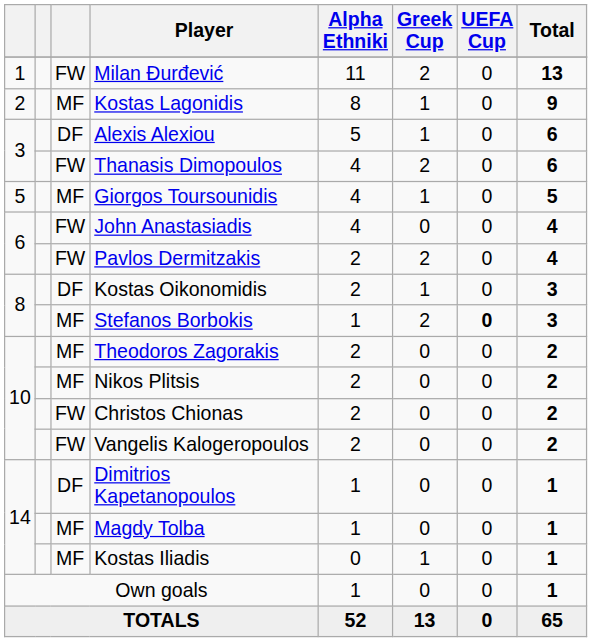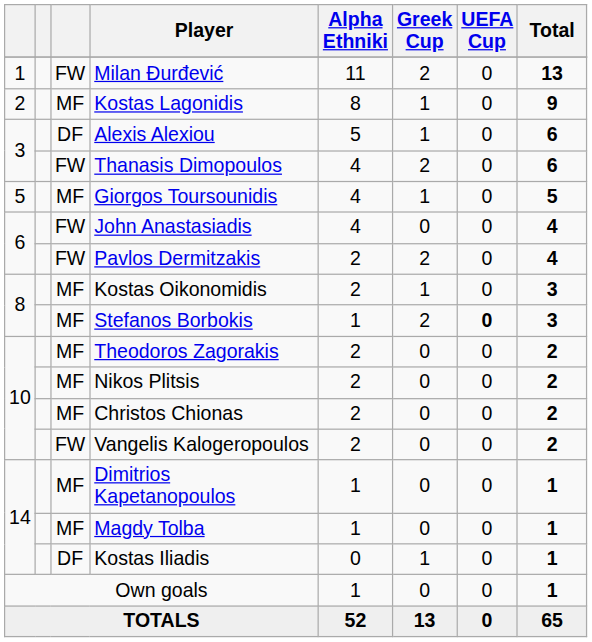(70, 289) DF -> (70, 289) MF
(70, 413) FW -> (70, 413) MF
(70, 486) DF -> (70, 486) MF
(70, 559) MF -> (70, 559) DF
